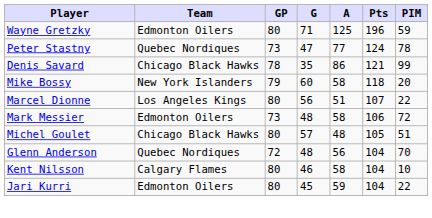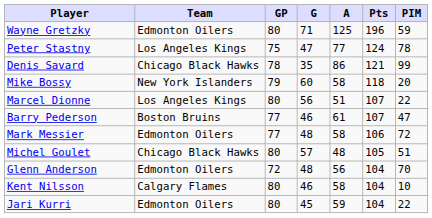(189, 48) Quebec Nordiques -> (192, 48) Los Angeles Kings
(274, 48) 73 -> (274, 48) 75
+ row: (52, 117)
(274, 117) 73 -> (274, 135) 77
(189, 152) Quebec Nordiques -> (185, 169) Edmonton Oilers
